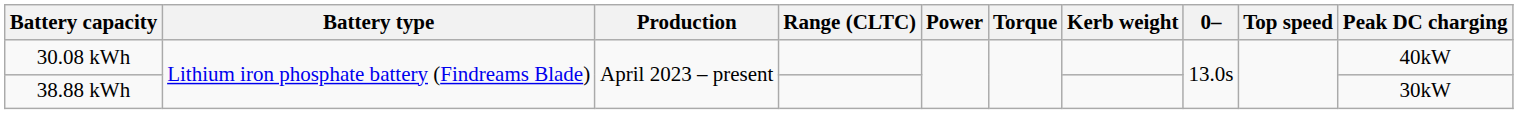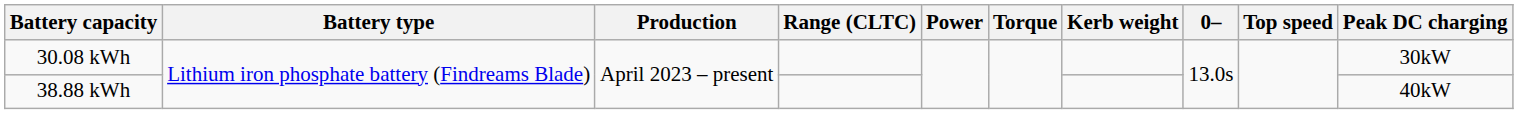(1425, 56) 40kW -> (1425, 56) 30kW
(1425, 91) 30kW -> (1425, 91) 40kW
